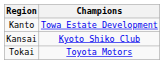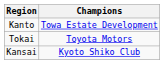rows swapped: (22, 53) <-> (22, 39)
